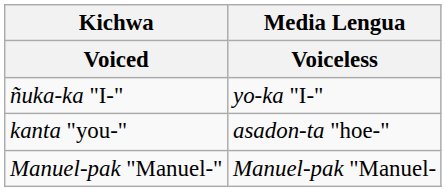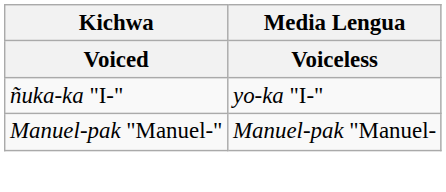- row: (69, 131)
